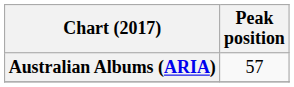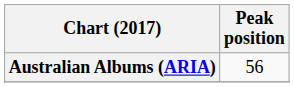(254, 67) 57 -> (254, 67) 56
